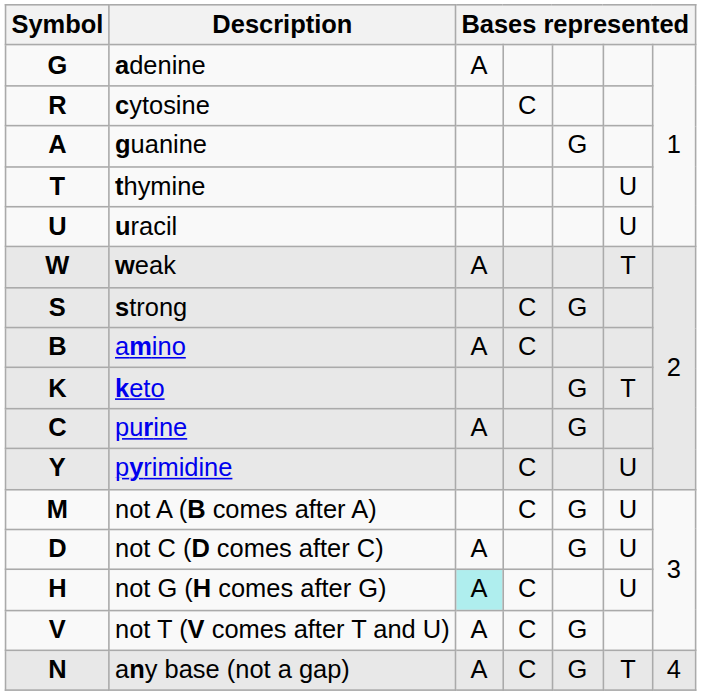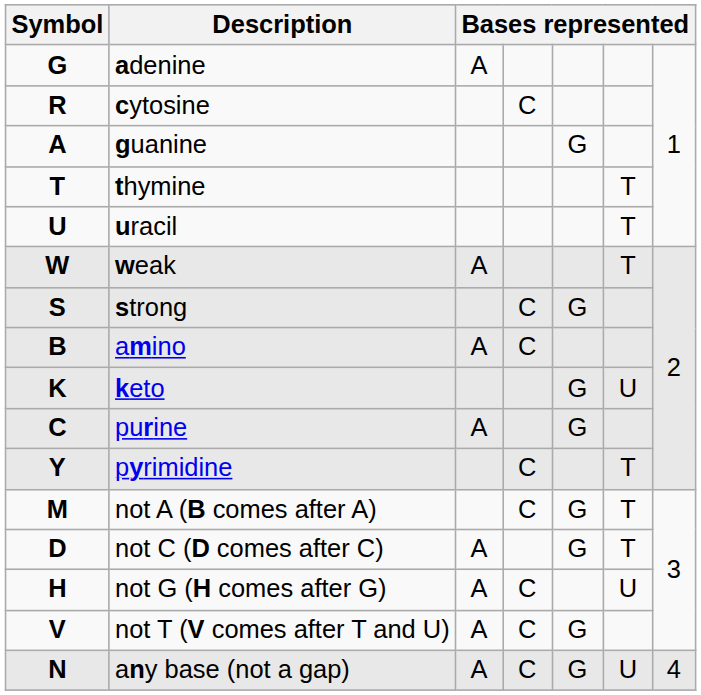(628, 186) U -> (628, 186) T
(628, 226) U -> (628, 226) T
(628, 387) T -> (628, 387) U
(628, 468) U -> (628, 468) T
(628, 508) U -> (628, 508) T
(628, 549) U -> (628, 549) T
(479, 589) paleturquoise background -> (479, 589) no background
(628, 670) T -> (628, 670) U
